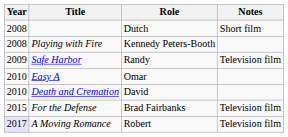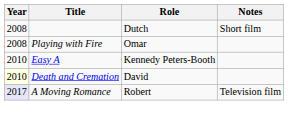(169, 44) Kennedy Peters-Booth -> (135, 44) Omar
- row: (57, 60)
(135, 76) Omar -> (169, 60) Kennedy Peters-Booth
(17, 92) no background -> (17, 76) lightyellow background
- row: (64, 108)
